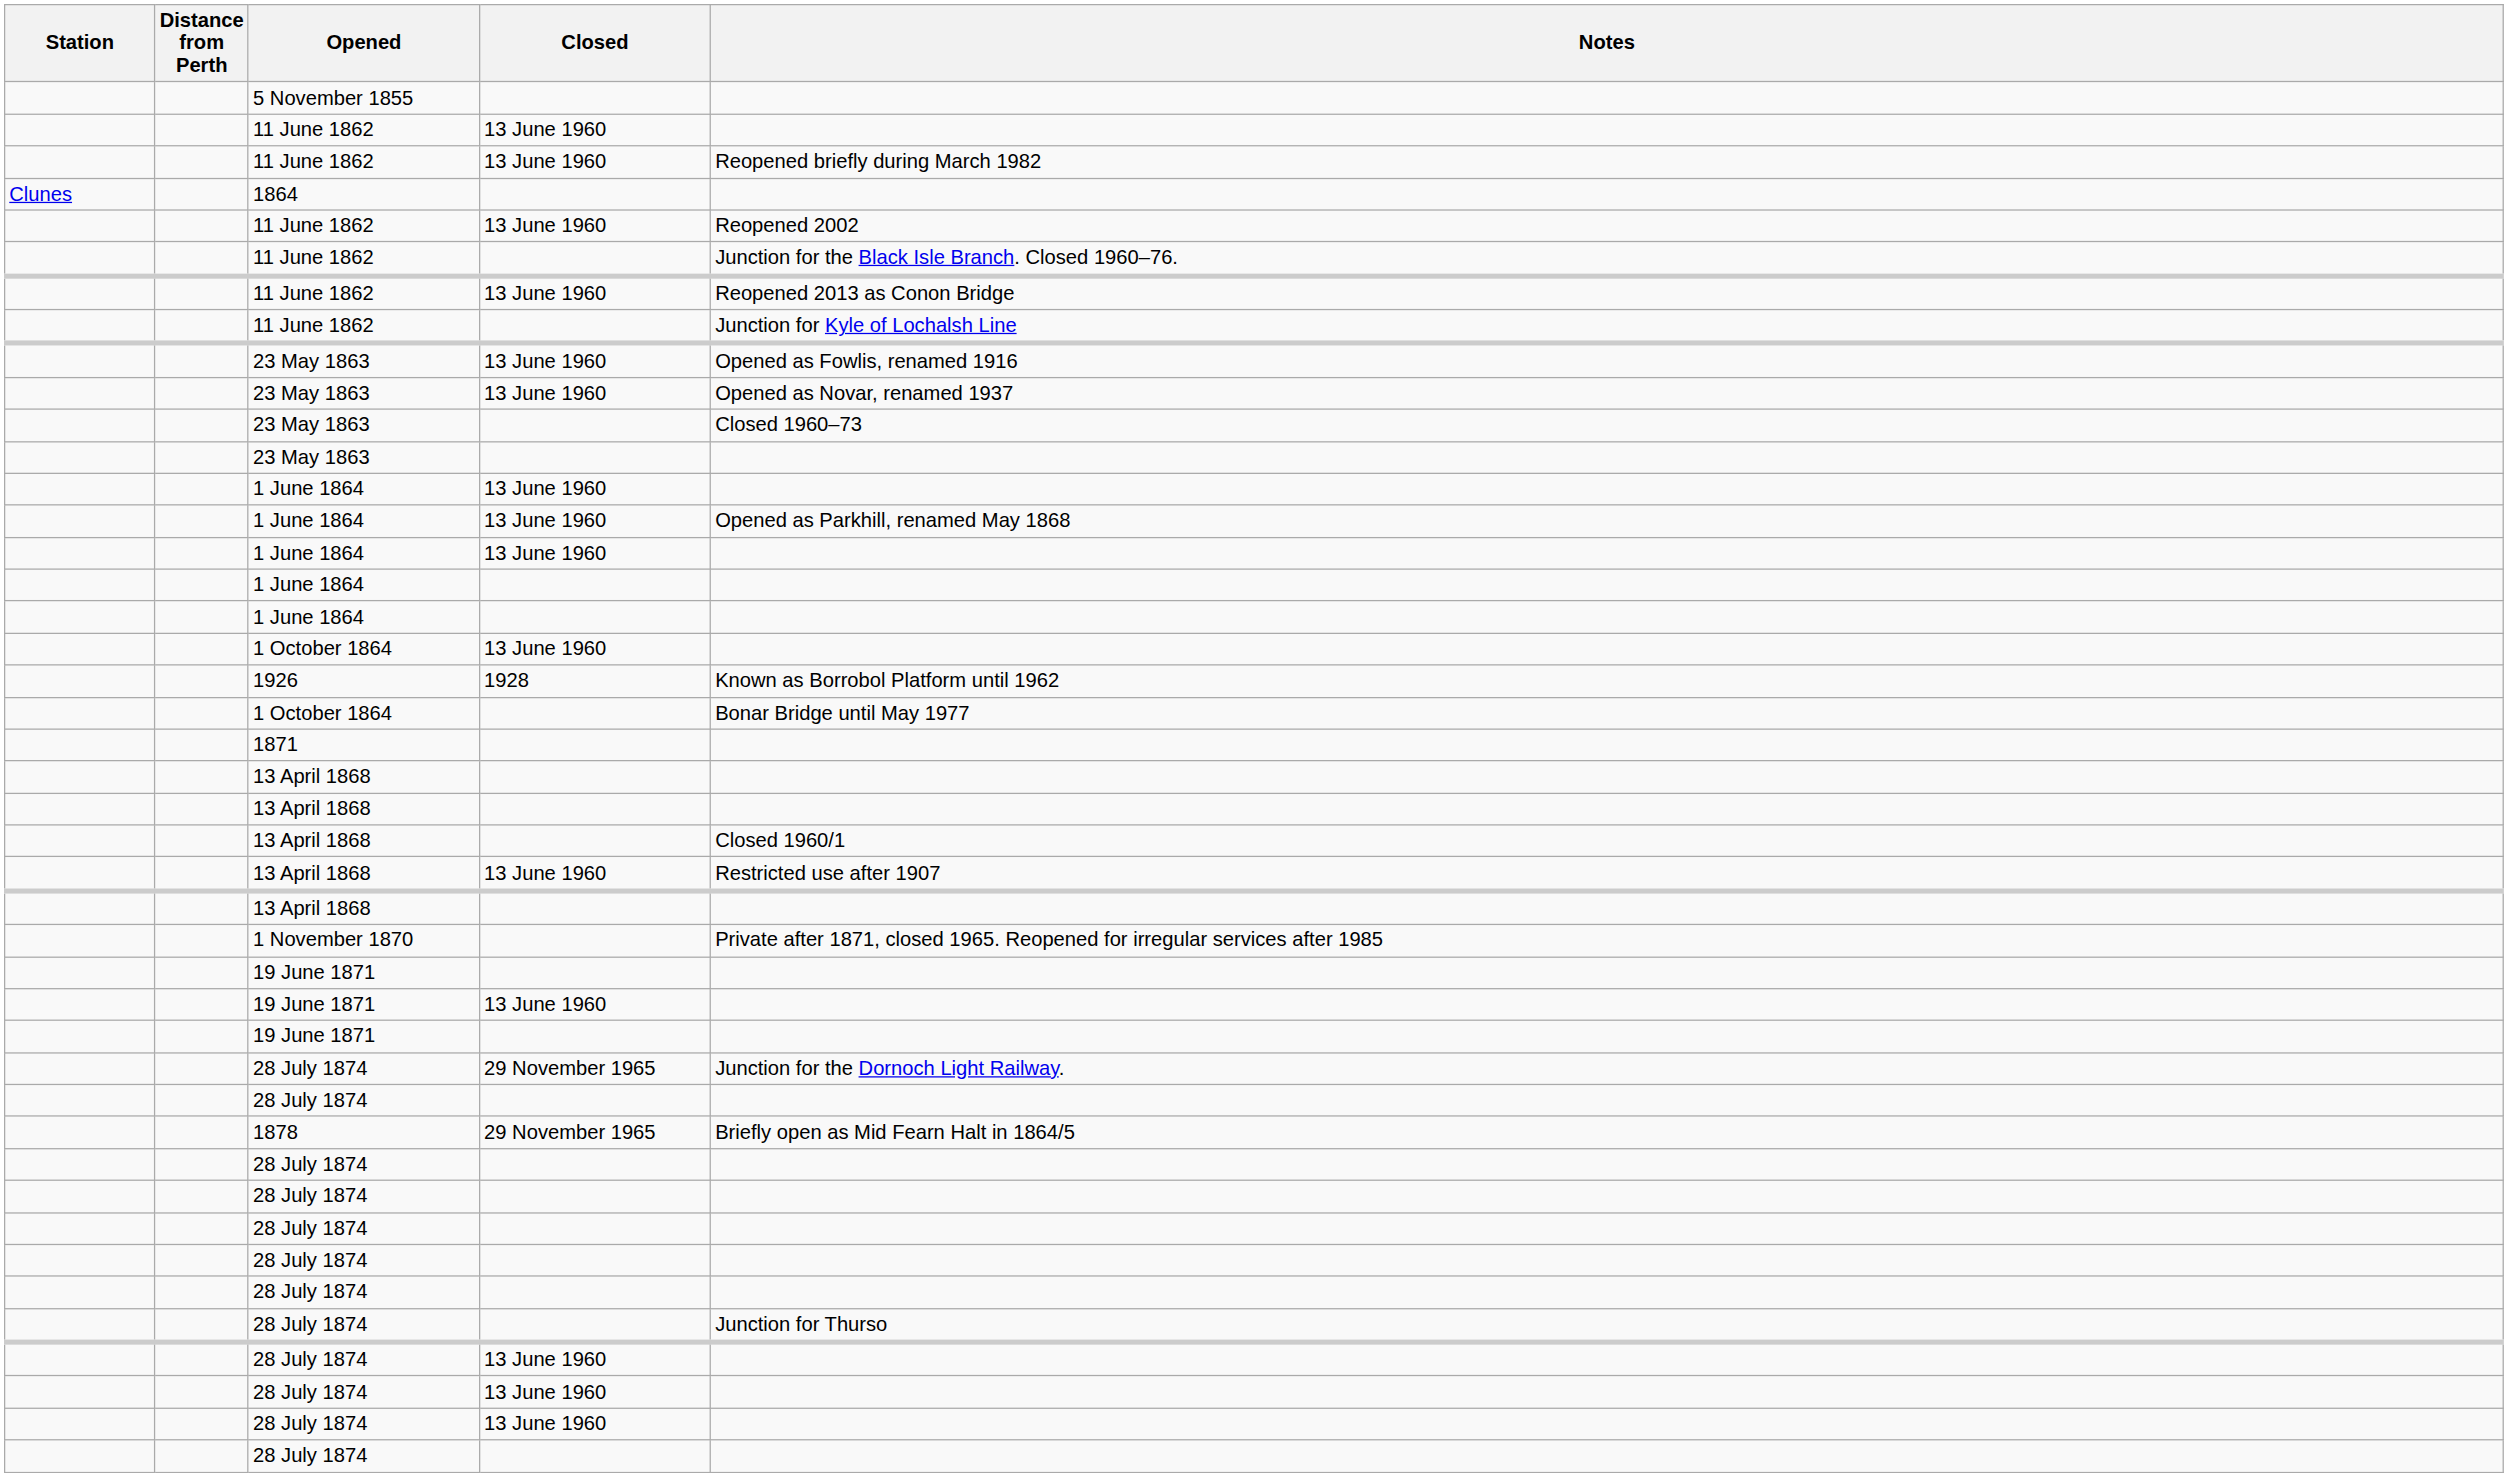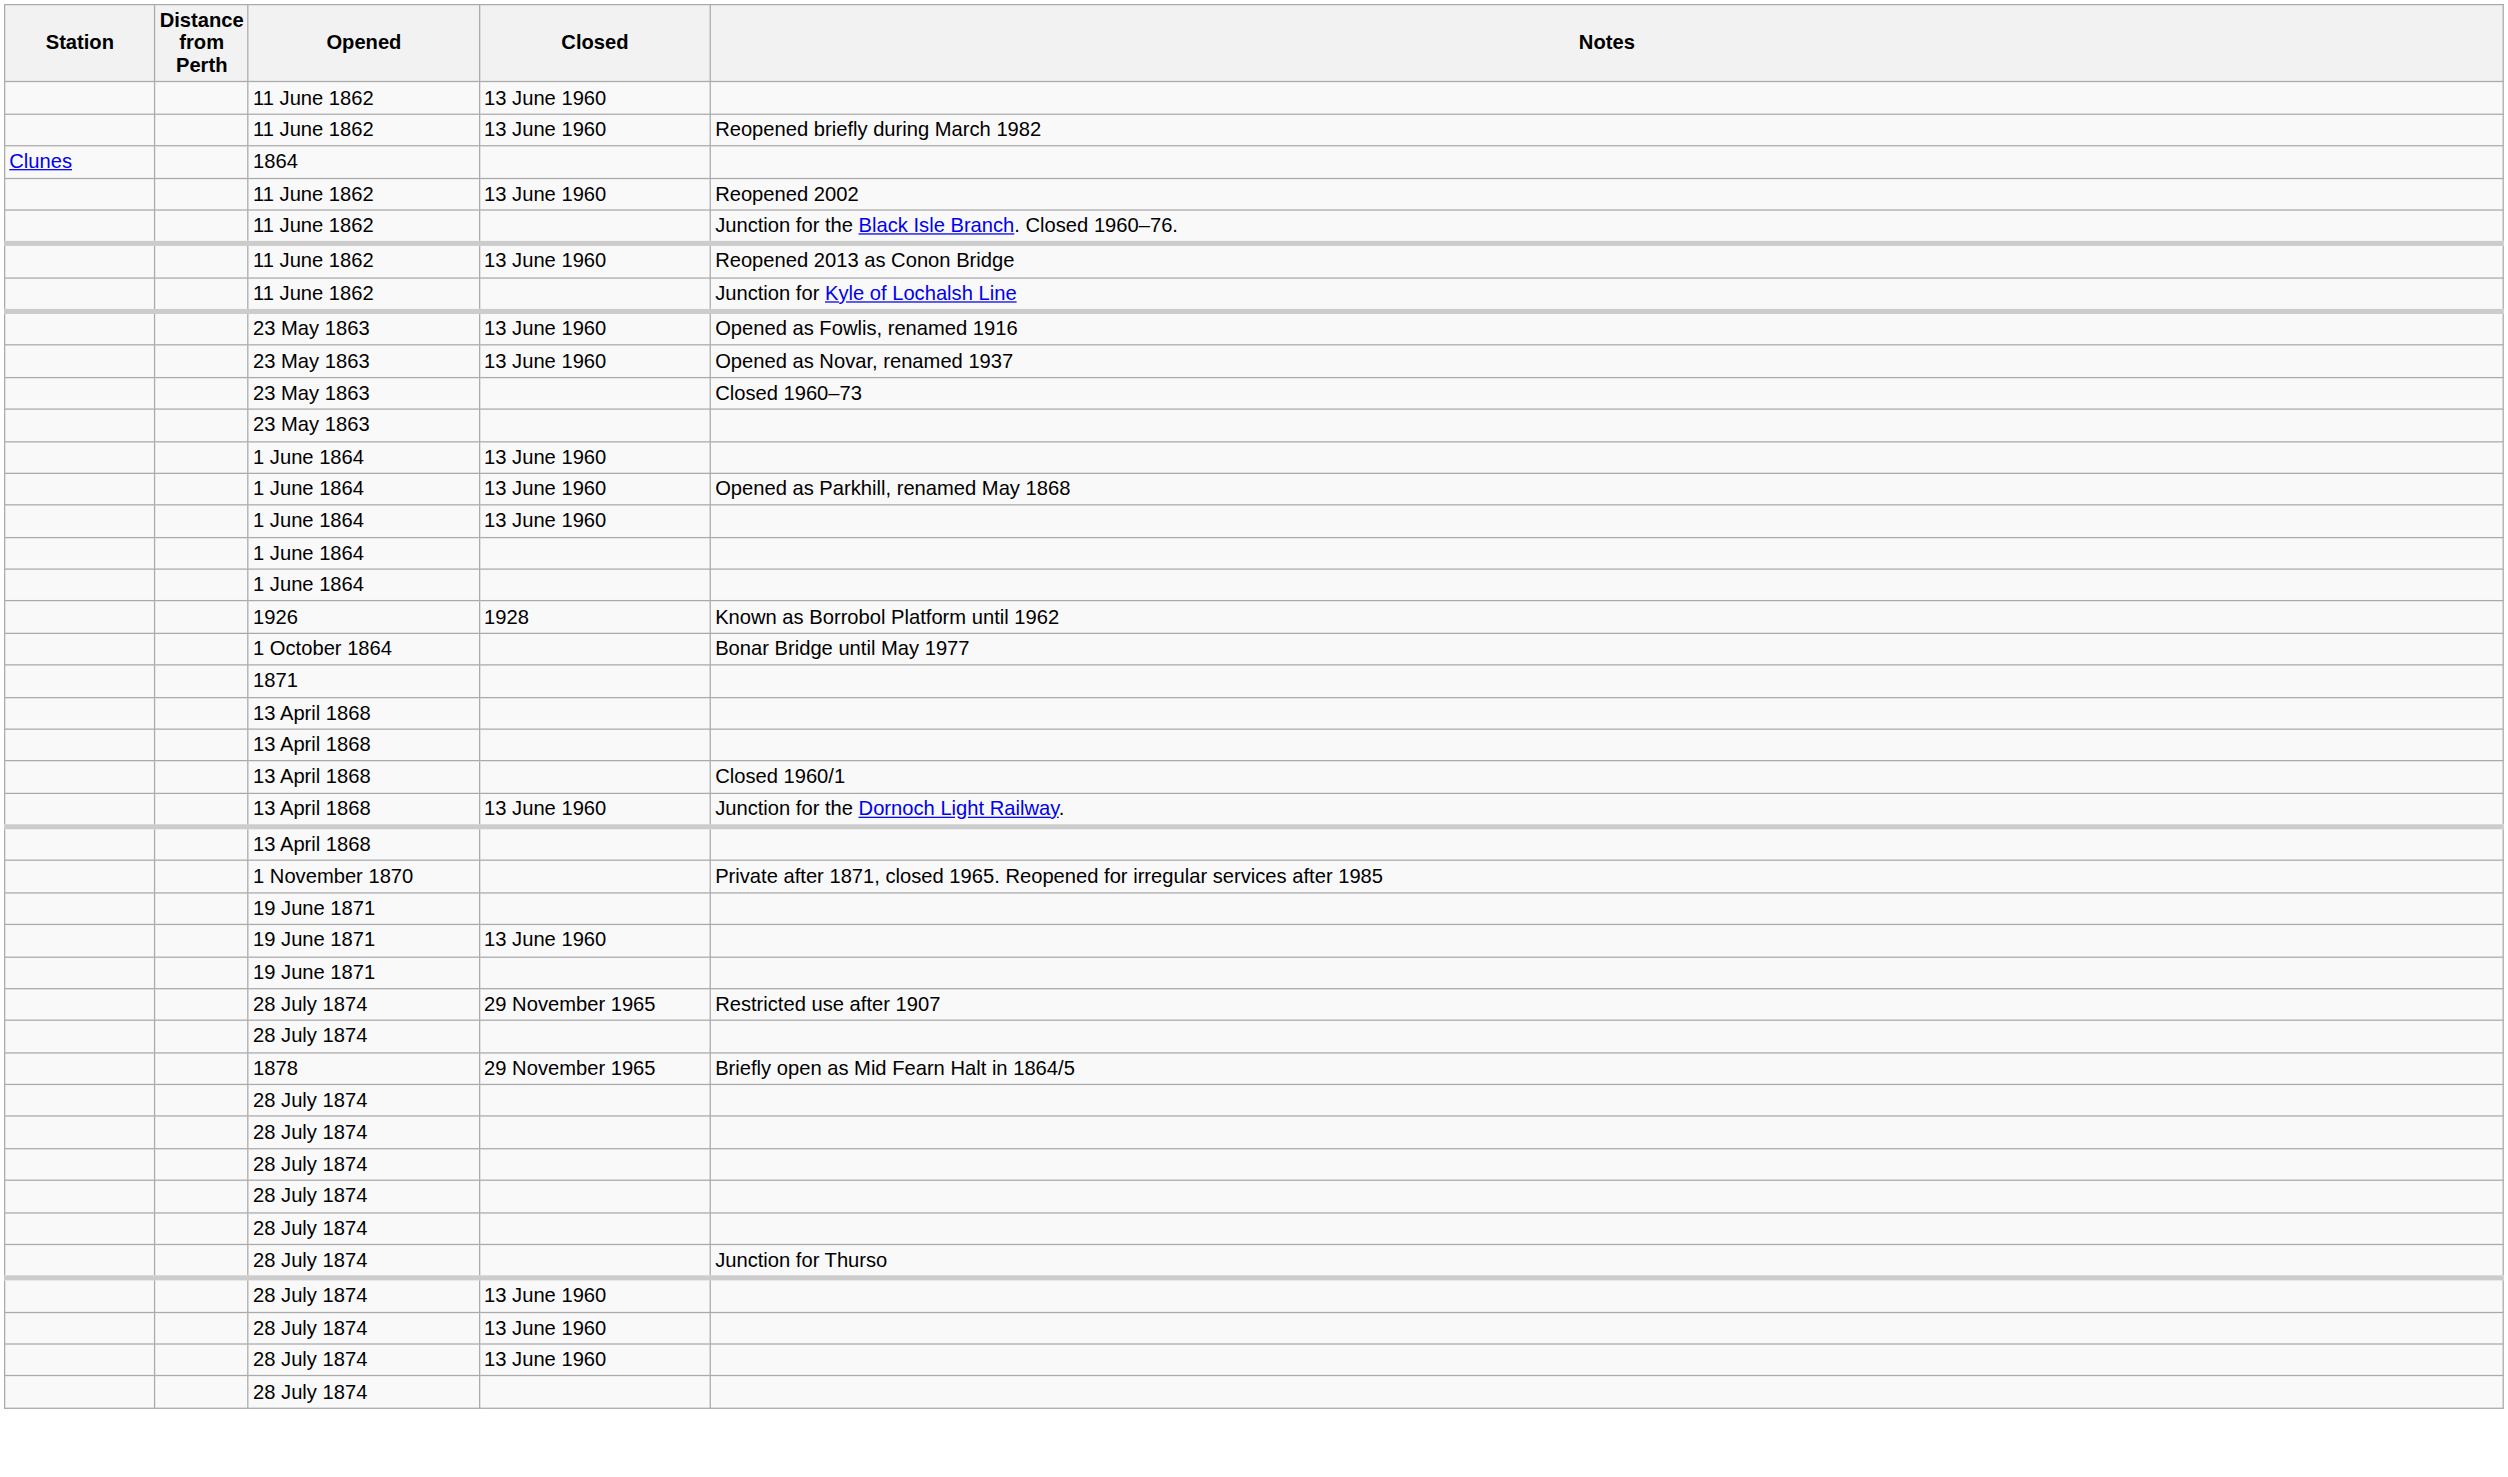- row: (333, 97)
- row: (323, 648)
(828, 872) Restricted use after 1907 -> (890, 808) Junction for the Dornoch Light Railway.
(890, 1068) Junction for the Dornoch Light Railway. -> (828, 1004) Restricted use after 1907
